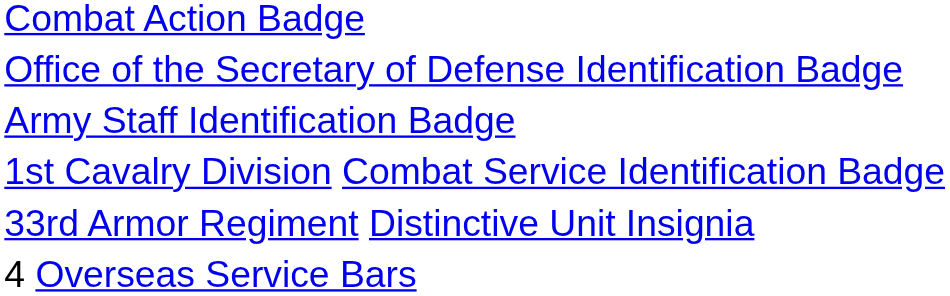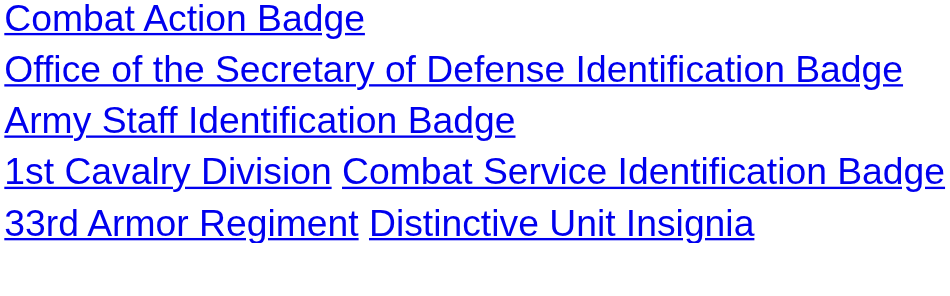- row: (210, 274)
